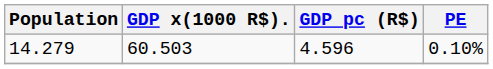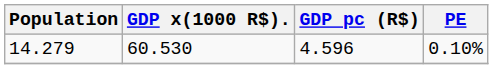(160, 49) 60.503 -> (160, 49) 60.530
